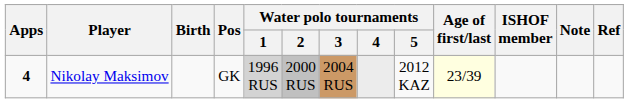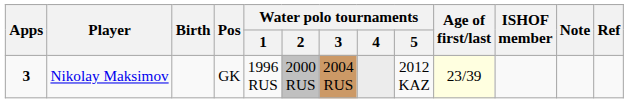(26, 76) 4 -> (26, 76) 3
(263, 76) lightgrey background -> (263, 76) no background
